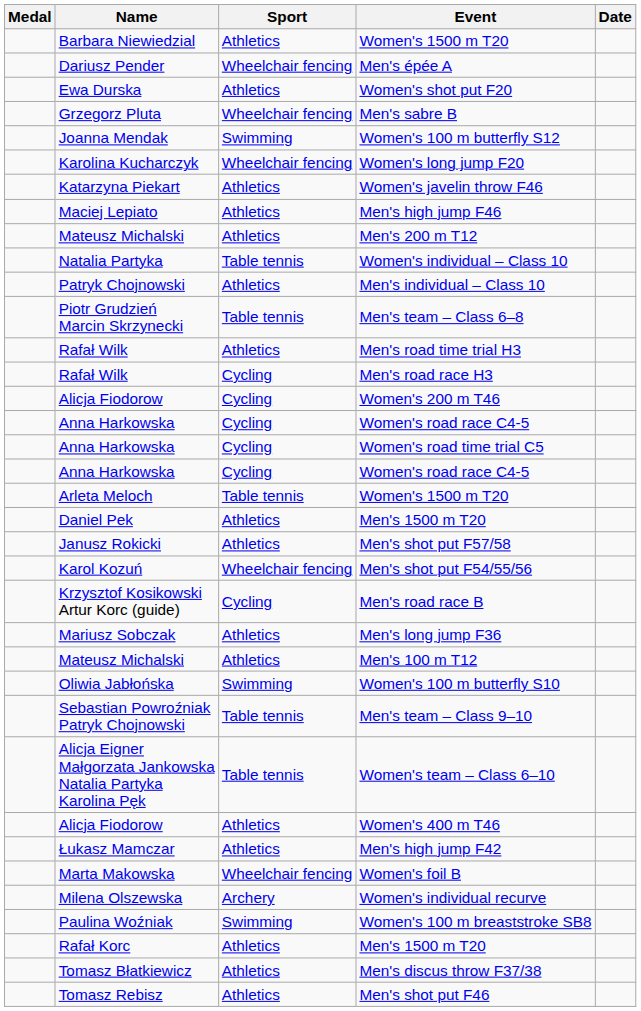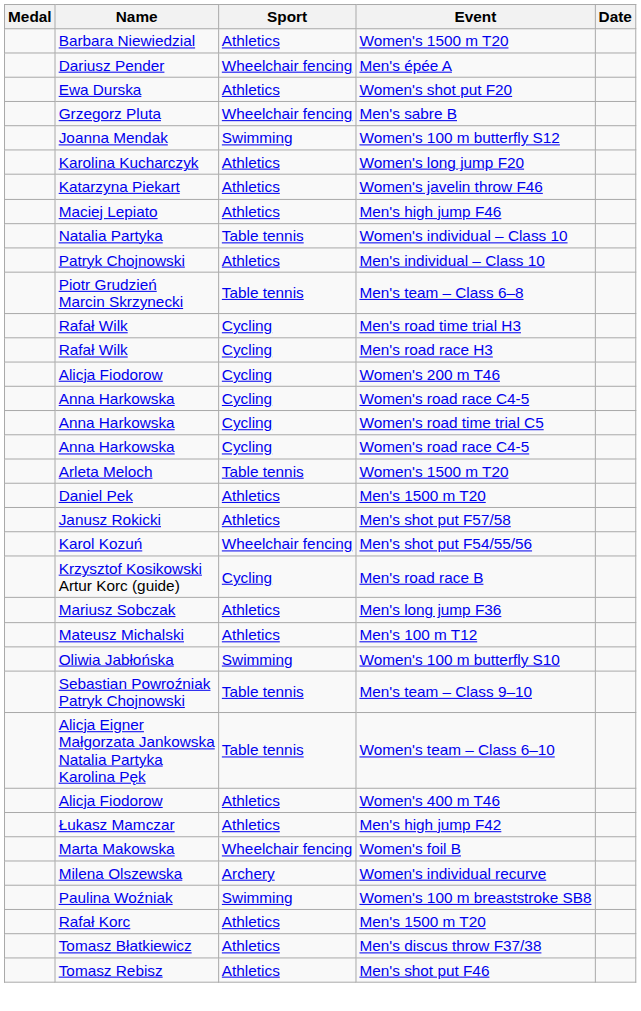(287, 163) Wheelchair fencing -> (251, 163) Athletics
- row: (121, 236)
(251, 350) Athletics -> (247, 326) Cycling
